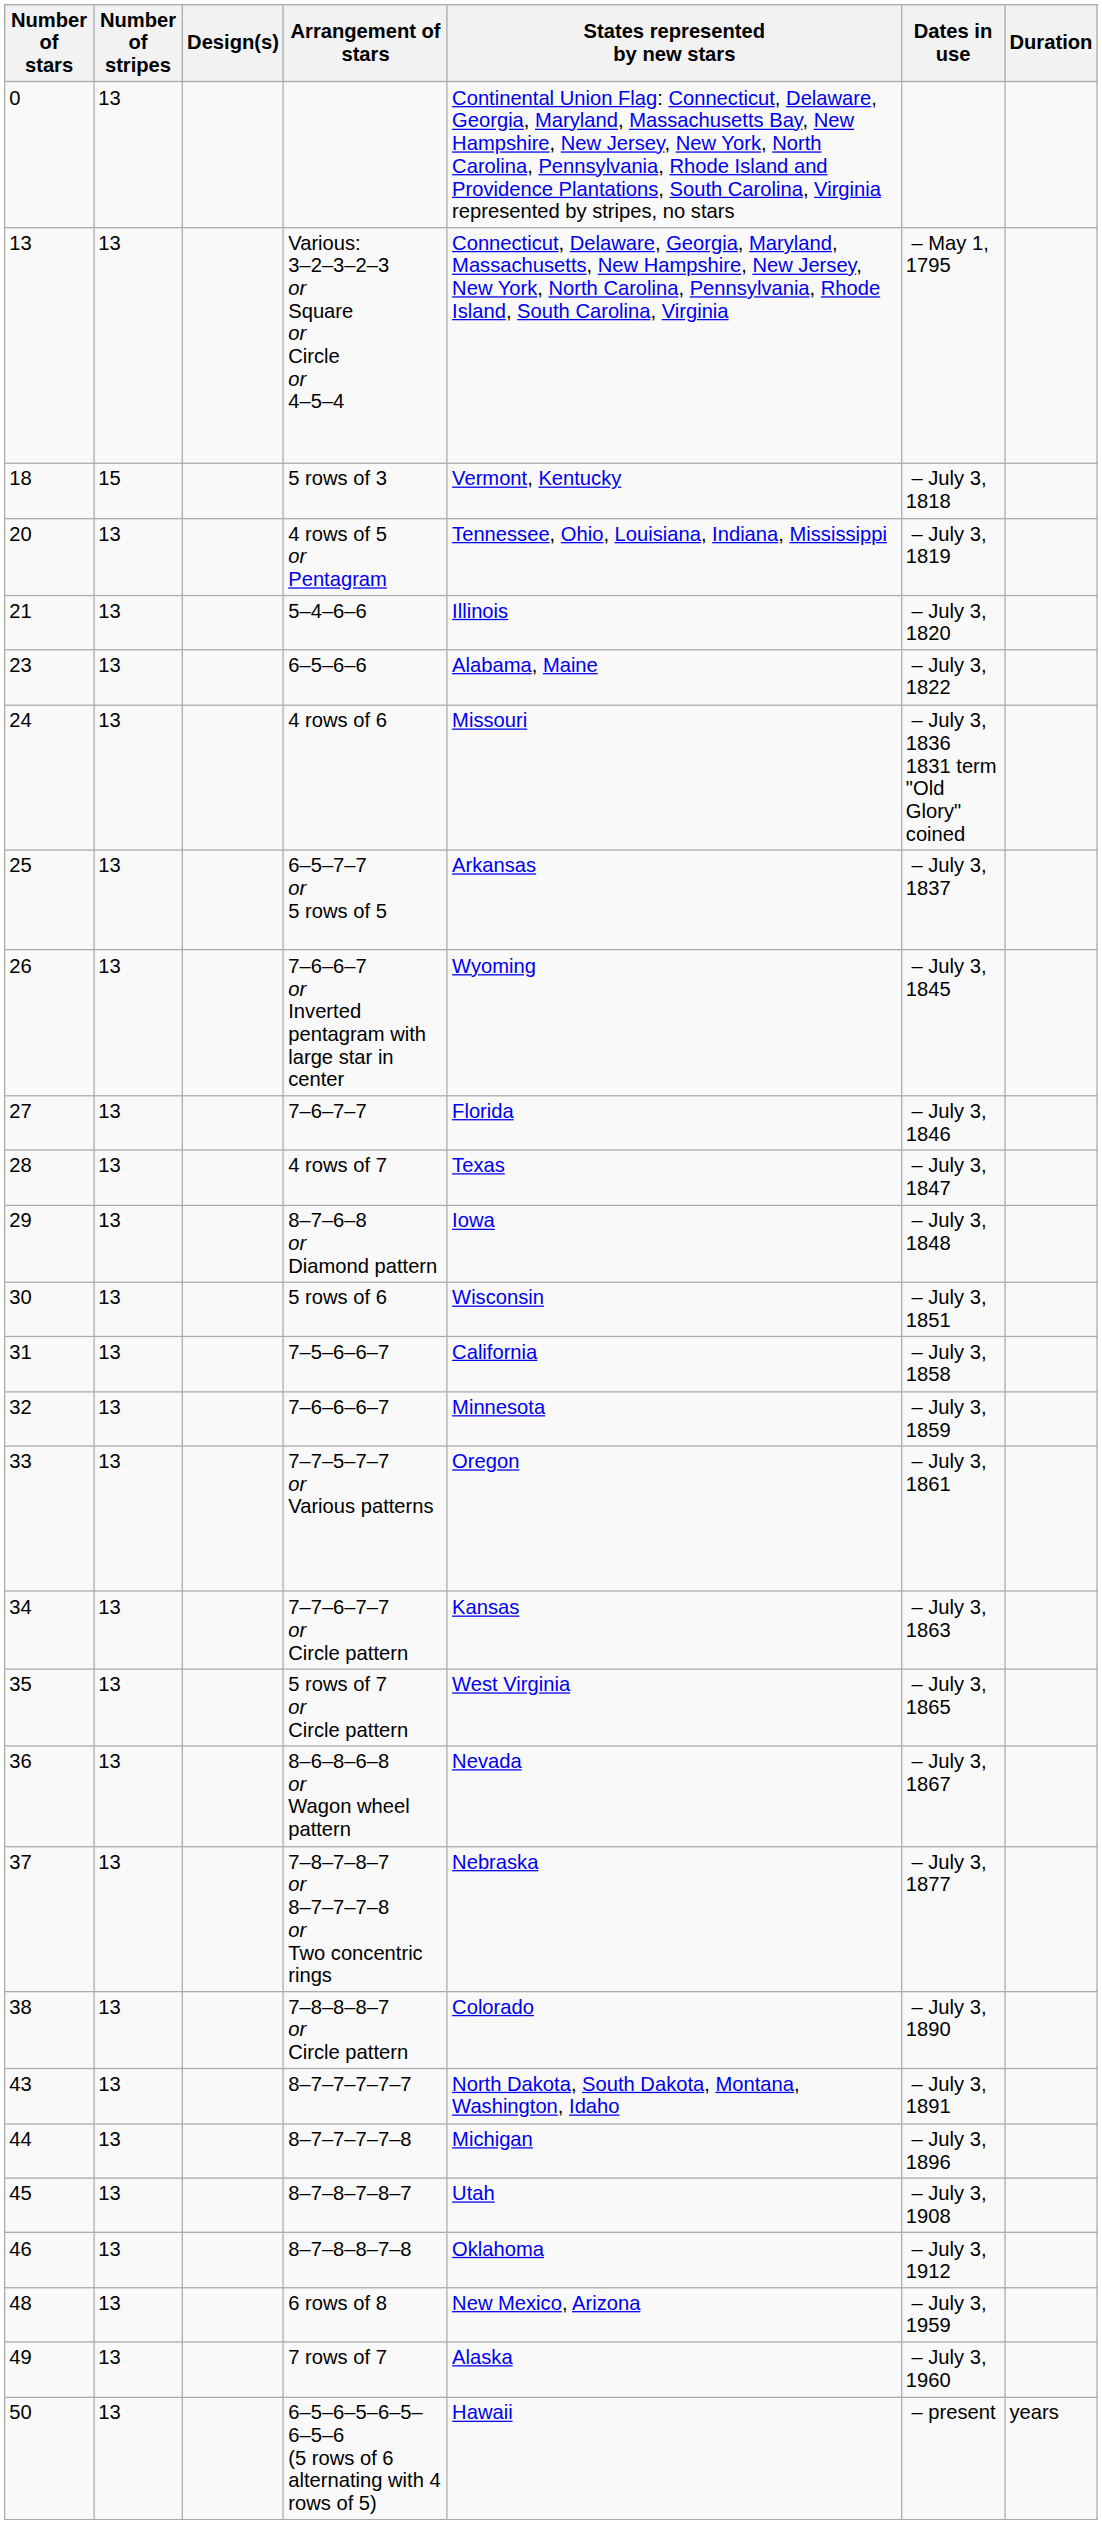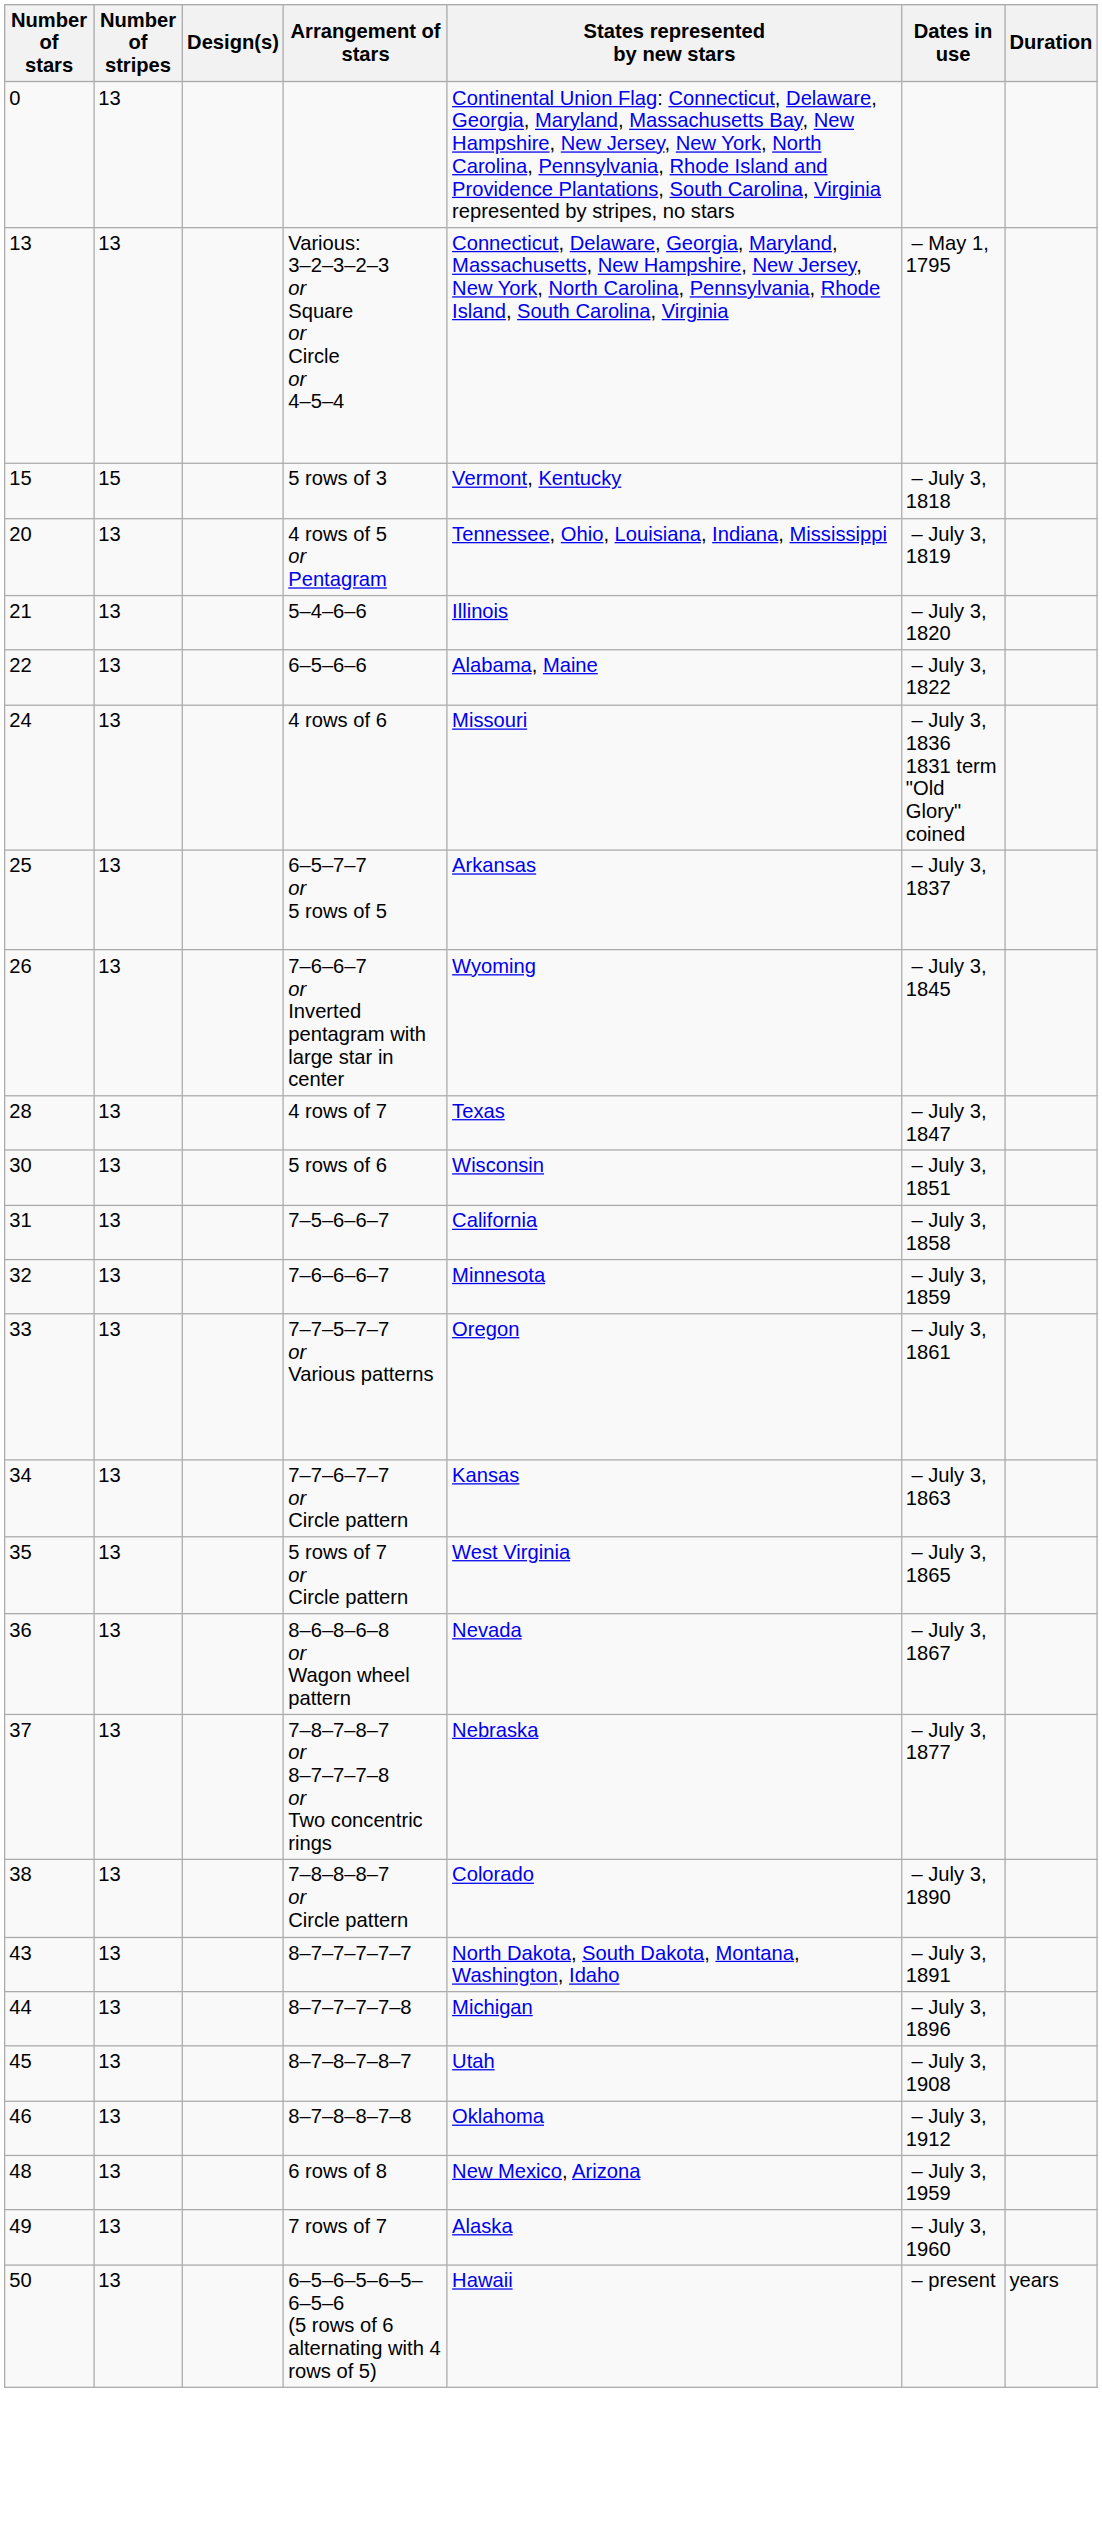(20, 479) 18 -> (20, 479) 15
(20, 665) 23 -> (20, 665) 22
- row: (327, 1111)
- row: (363, 1243)
